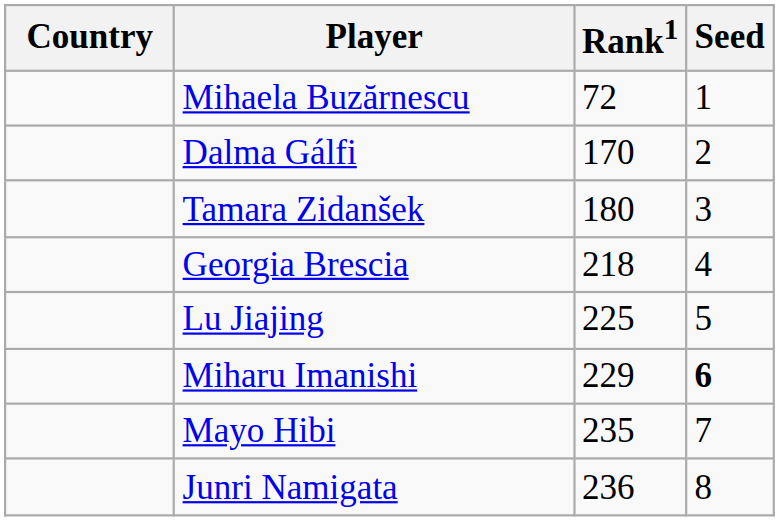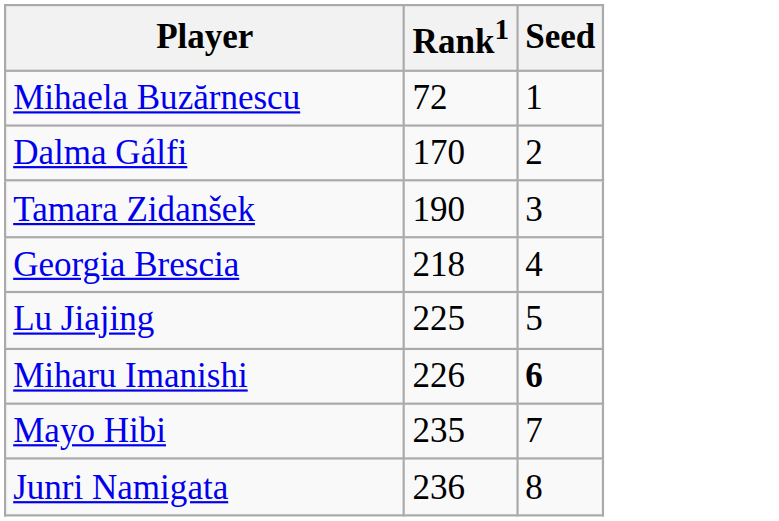- column: (90, 37)
(608, 208) 180 -> (439, 208) 190
(608, 375) 229 -> (439, 375) 226
